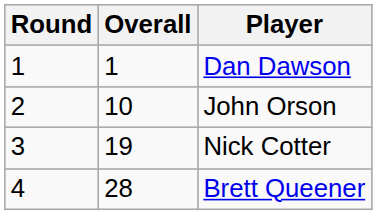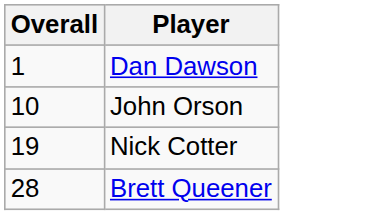- column: (52, 24)
